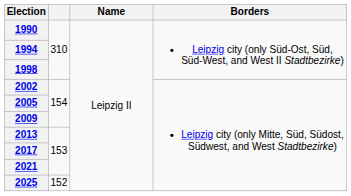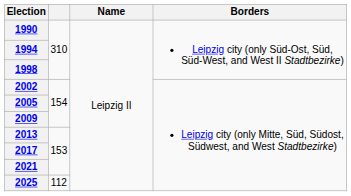(59, 183) 152 -> (59, 183) 112
